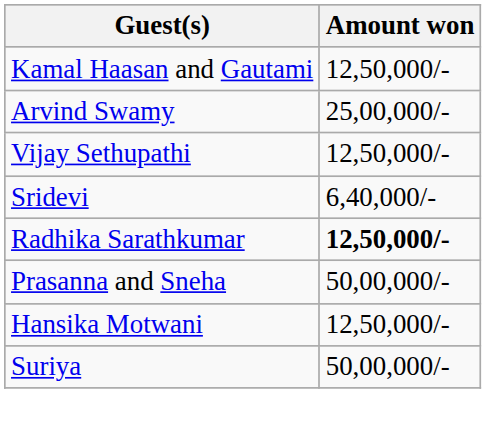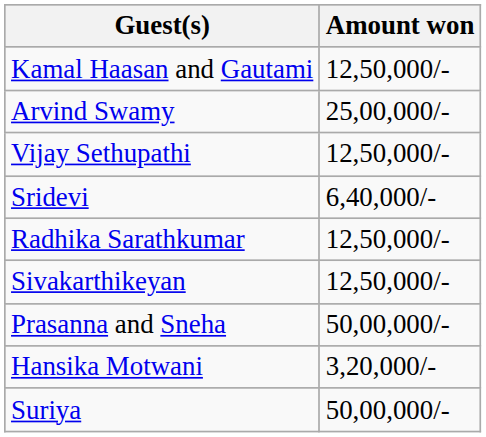(388, 238) bold -> (388, 238) normal
+ row: (98, 281)
(388, 324) 12,50,000/- -> (381, 366) 3,20,000/-
